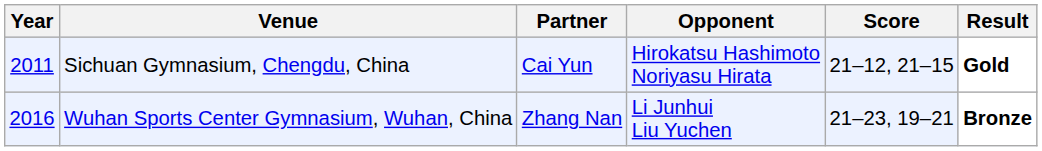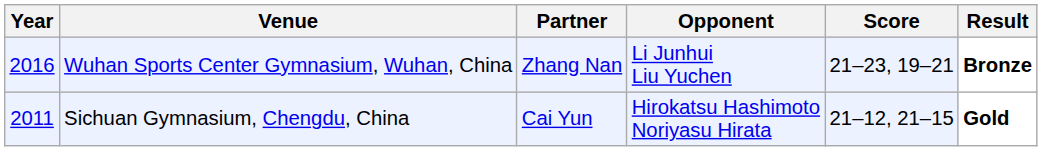rows swapped: (237, 64) <-> (288, 119)
